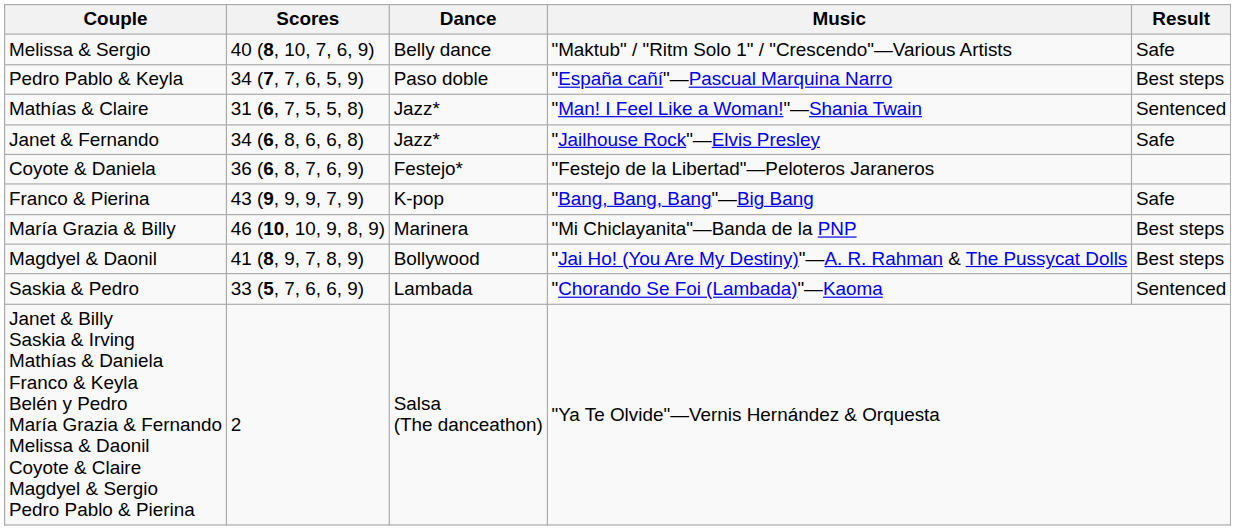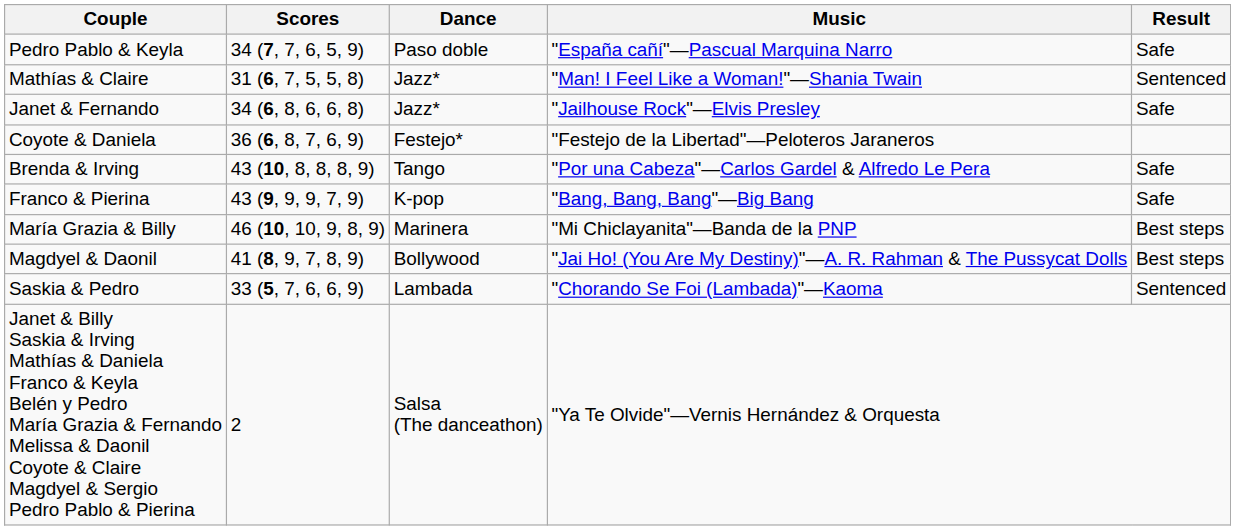- row: (80, 49)
(1180, 79) Best steps -> (1155, 49) Safe
+ row: (74, 169)
